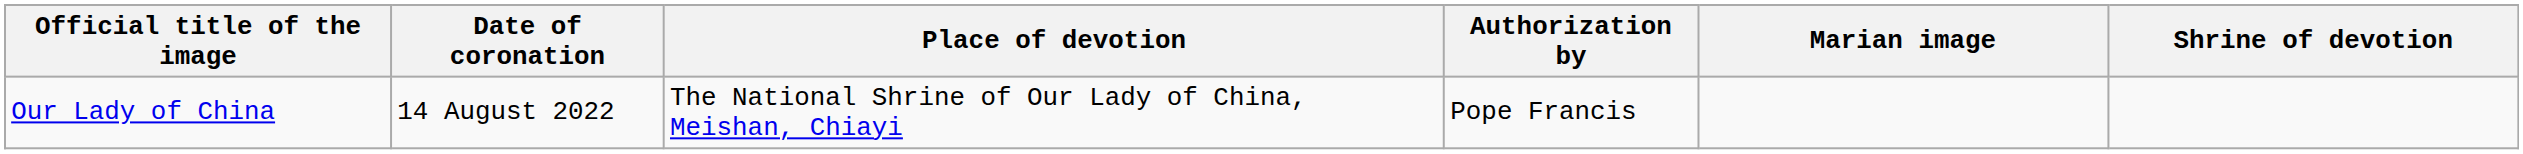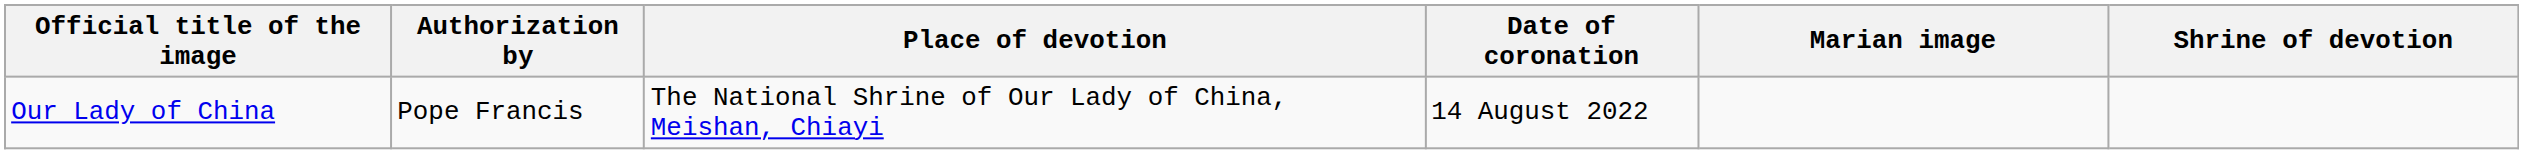columns swapped: (527, 41) <-> (1571, 41)
